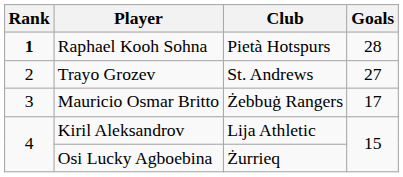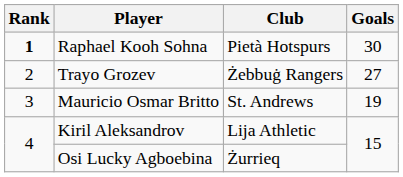(373, 46) 28 -> (373, 46) 30
(270, 74) St. Andrews -> (285, 74) Żebbuġ Rangers
(285, 102) Żebbuġ Rangers -> (270, 102) St. Andrews
(373, 102) 17 -> (373, 102) 19
